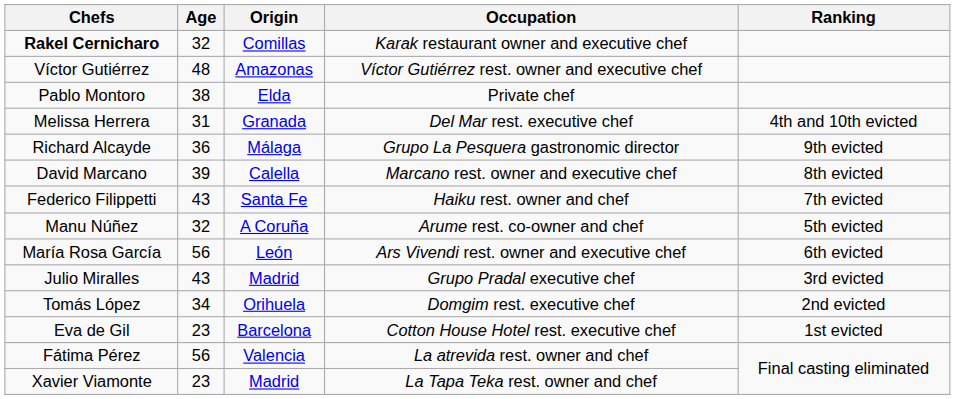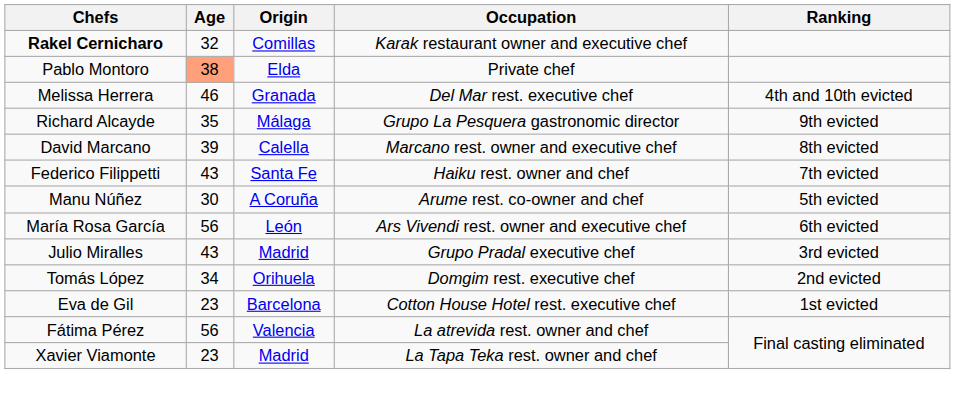- row: (92, 70)
(201, 95) no background -> (210, 70) lightsalmon background
(201, 121) 31 -> (210, 95) 46
(201, 147) 36 -> (210, 121) 35
(201, 225) 32 -> (210, 199) 30
